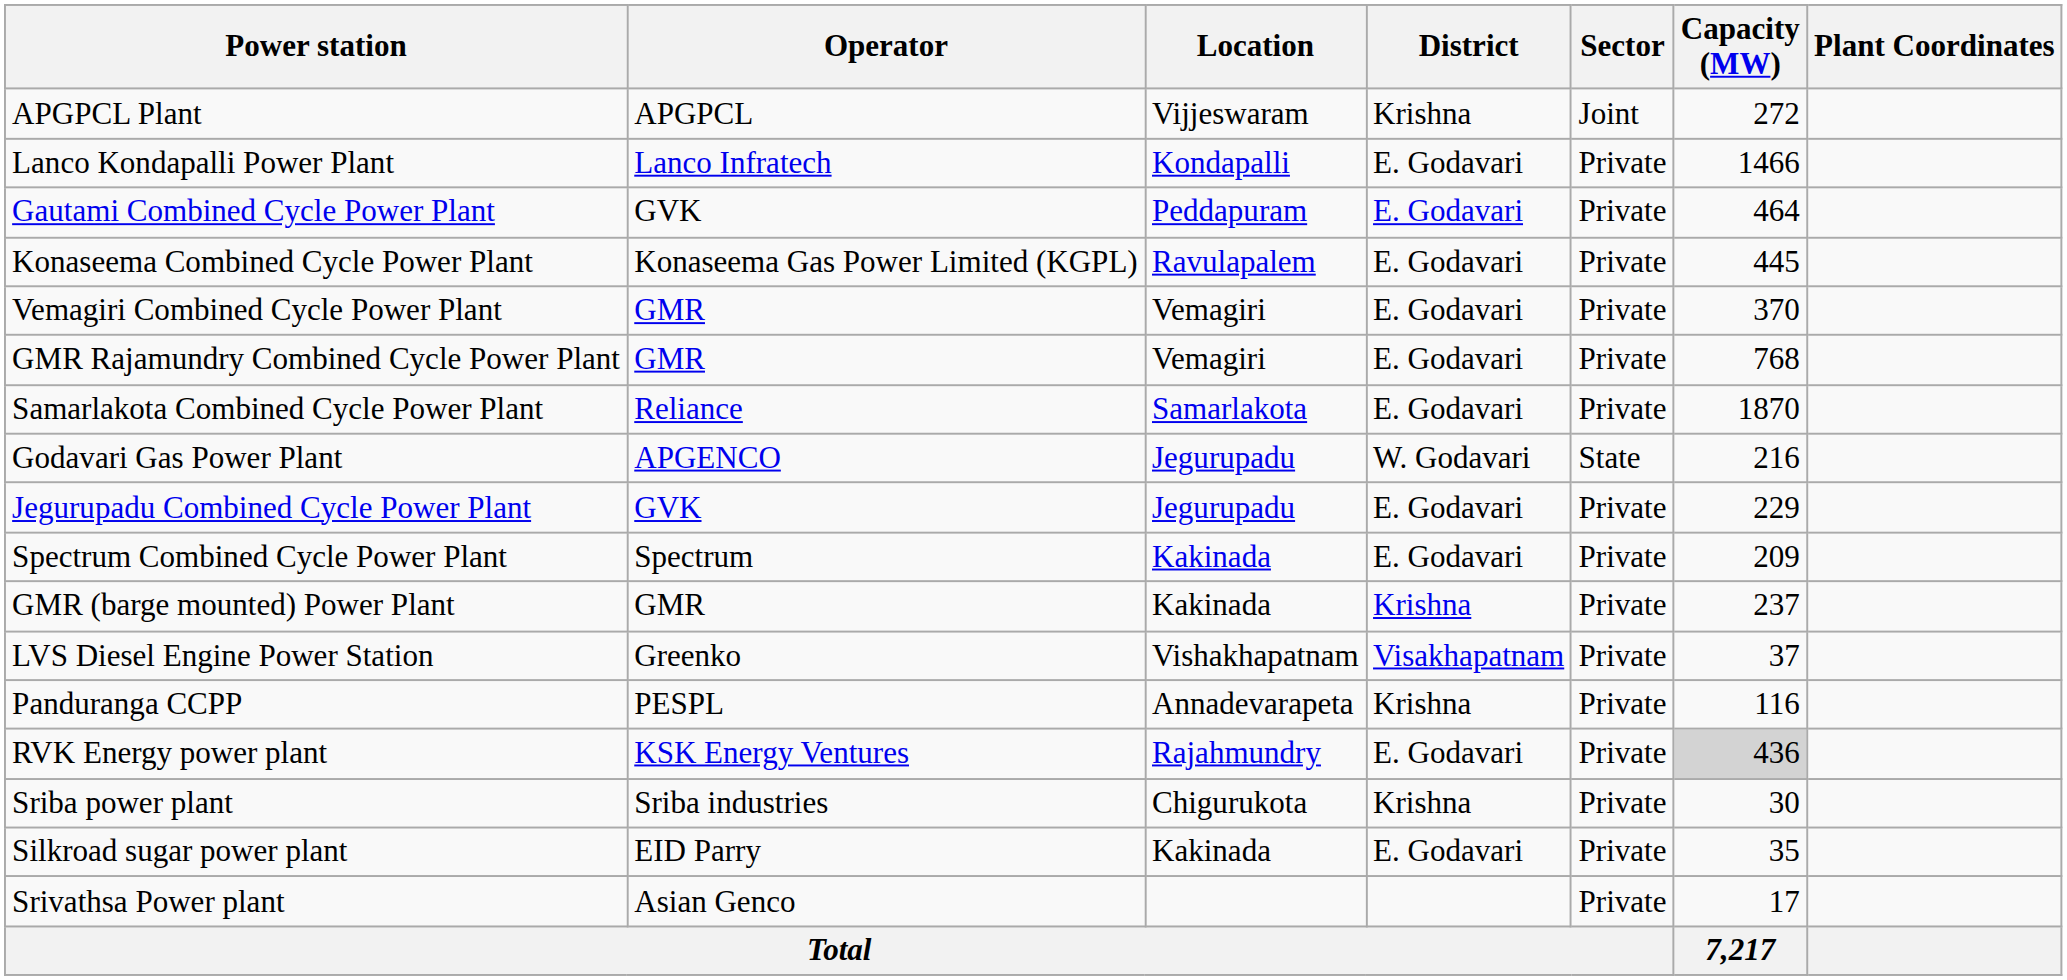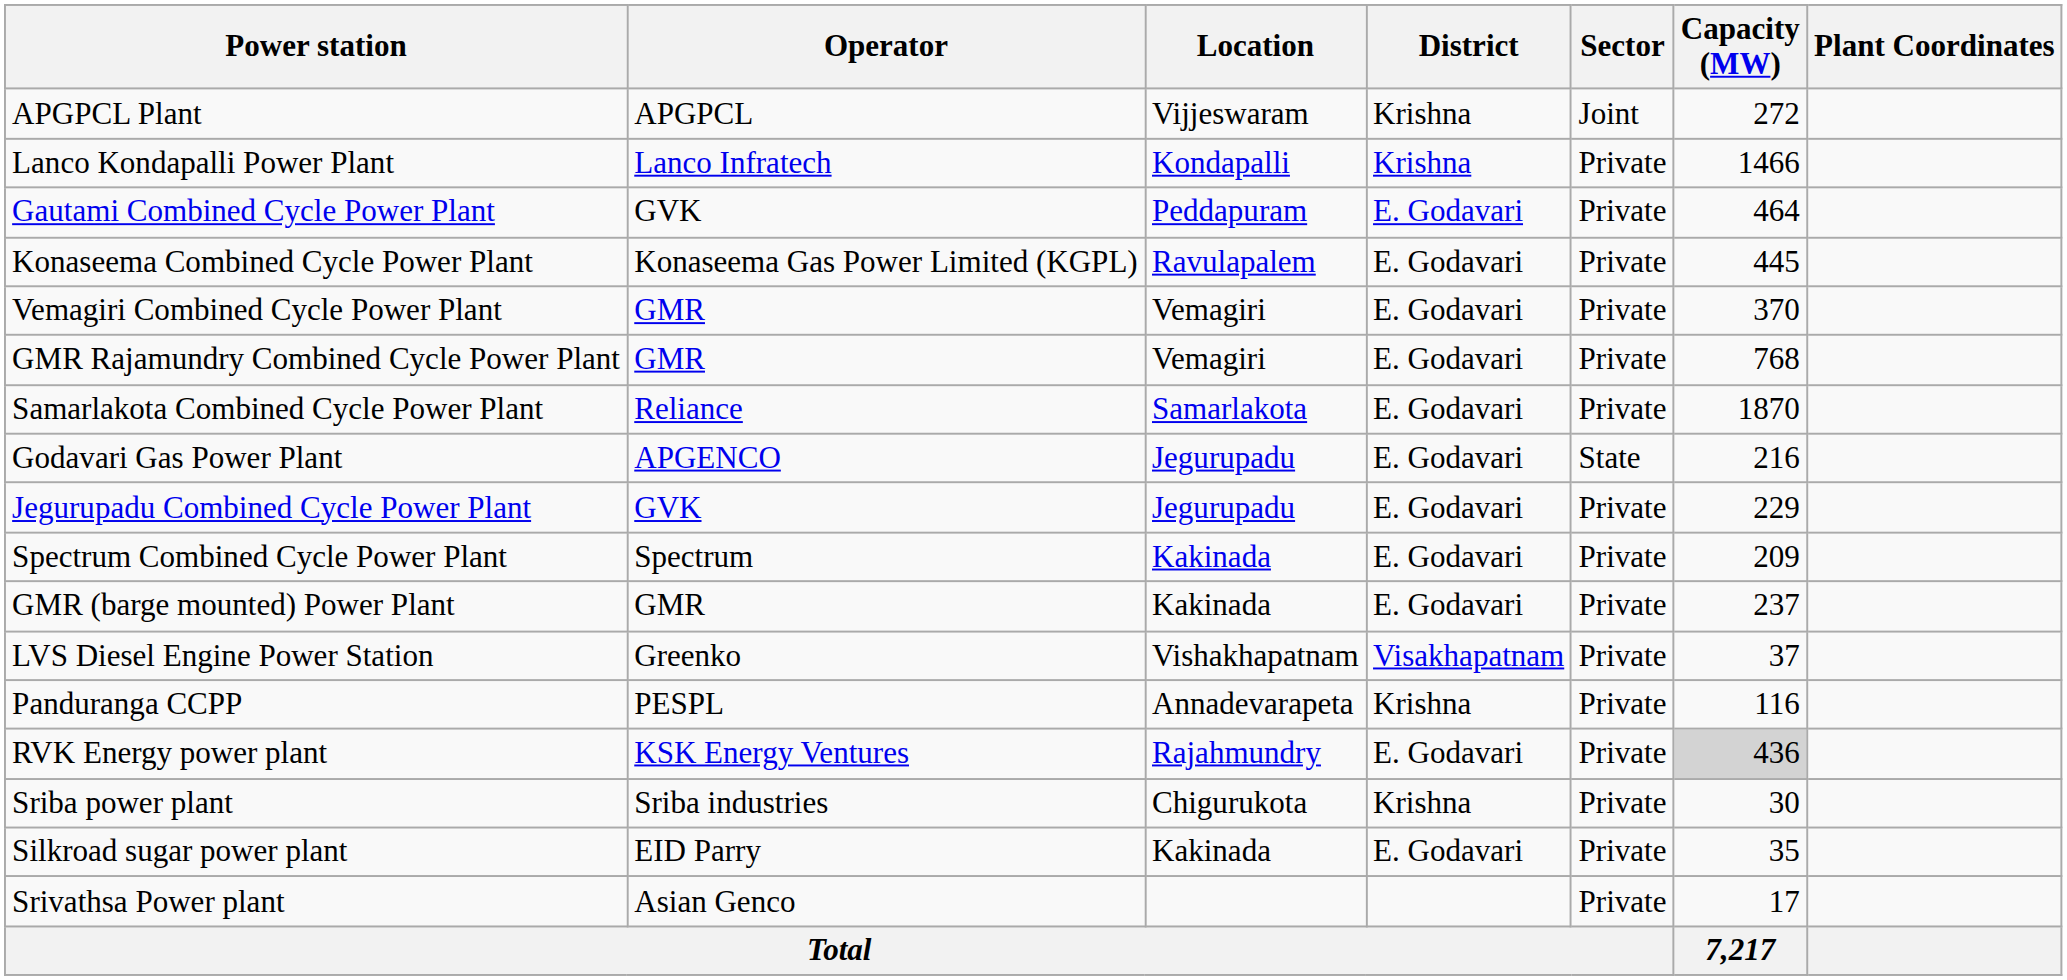(1448, 162) E. Godavari -> (1422, 162) Krishna
(1452, 457) W. Godavari -> (1448, 457) E. Godavari
(1422, 605) Krishna -> (1448, 605) E. Godavari
